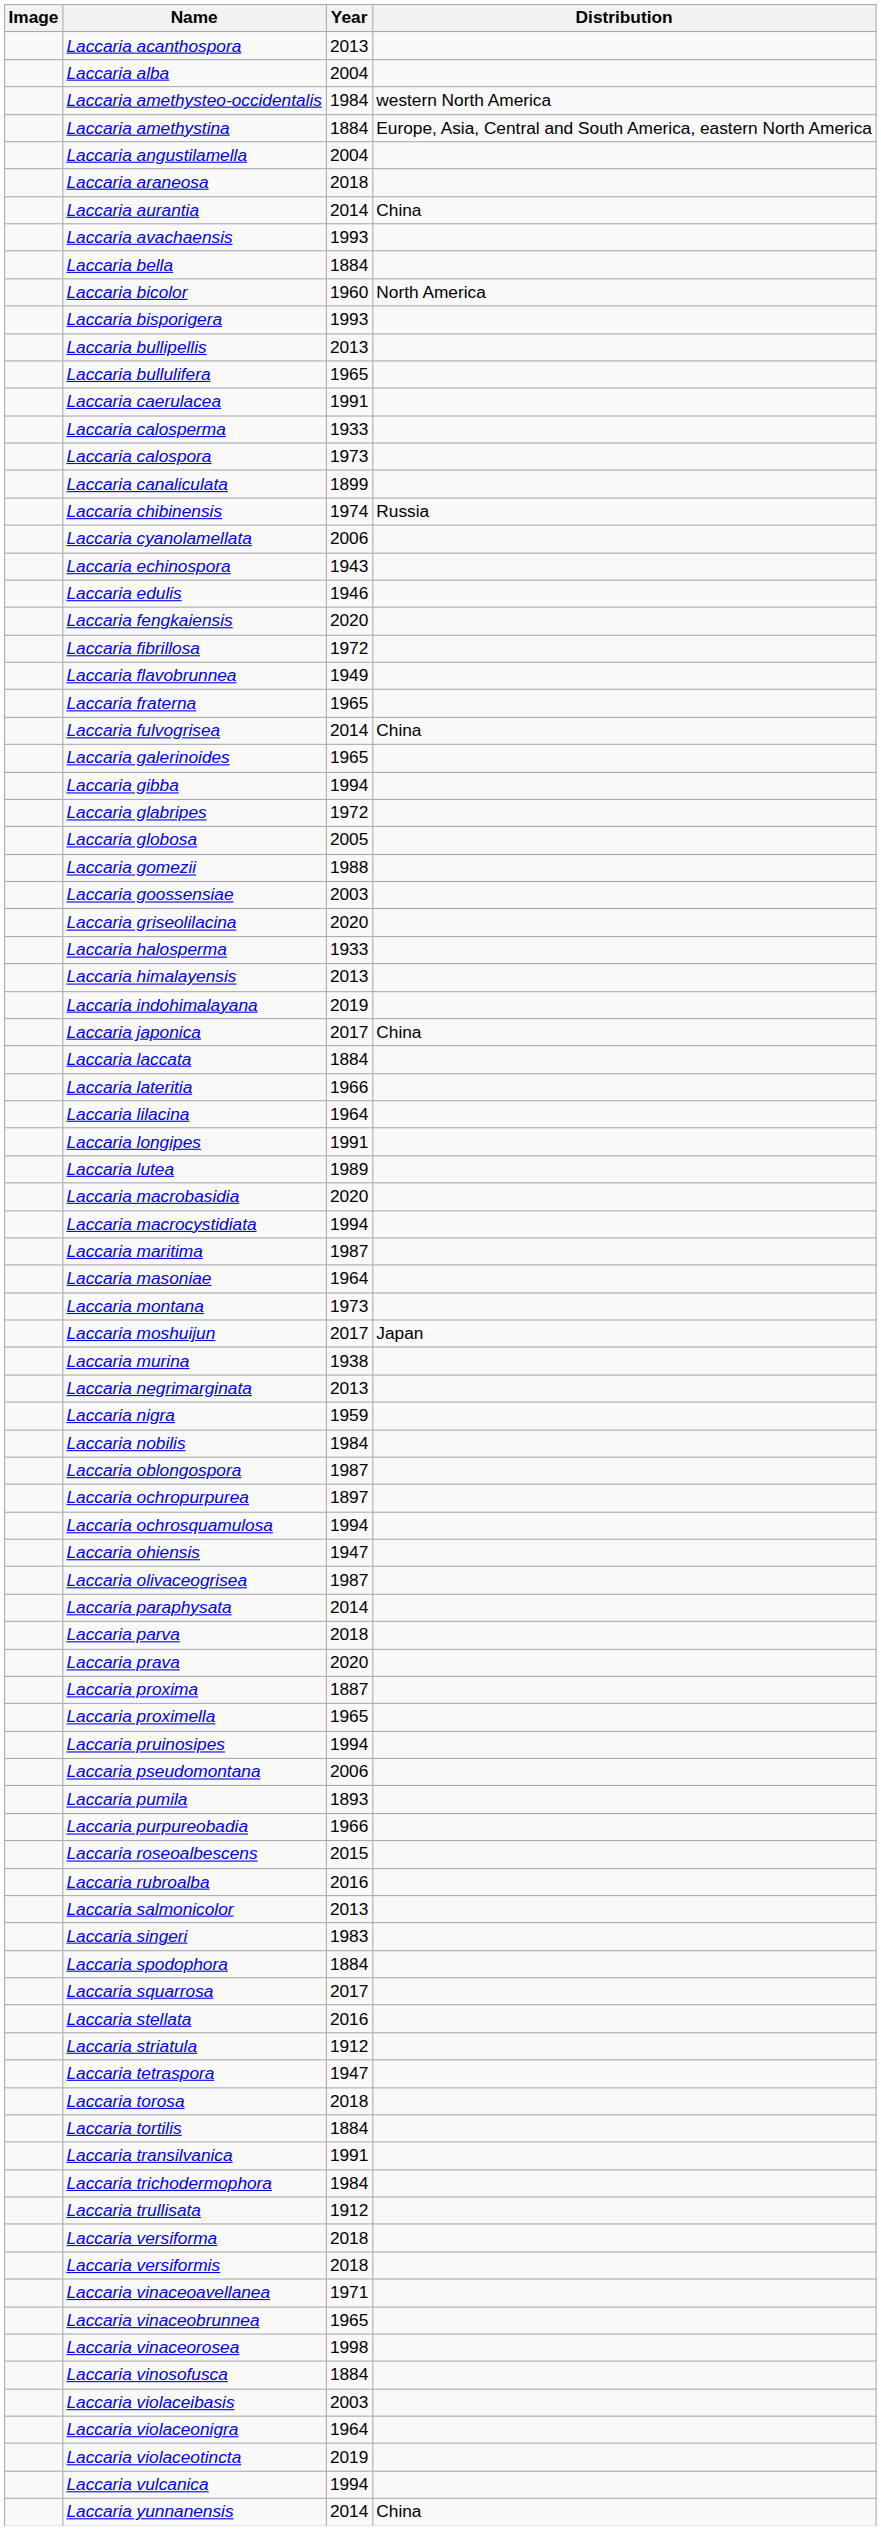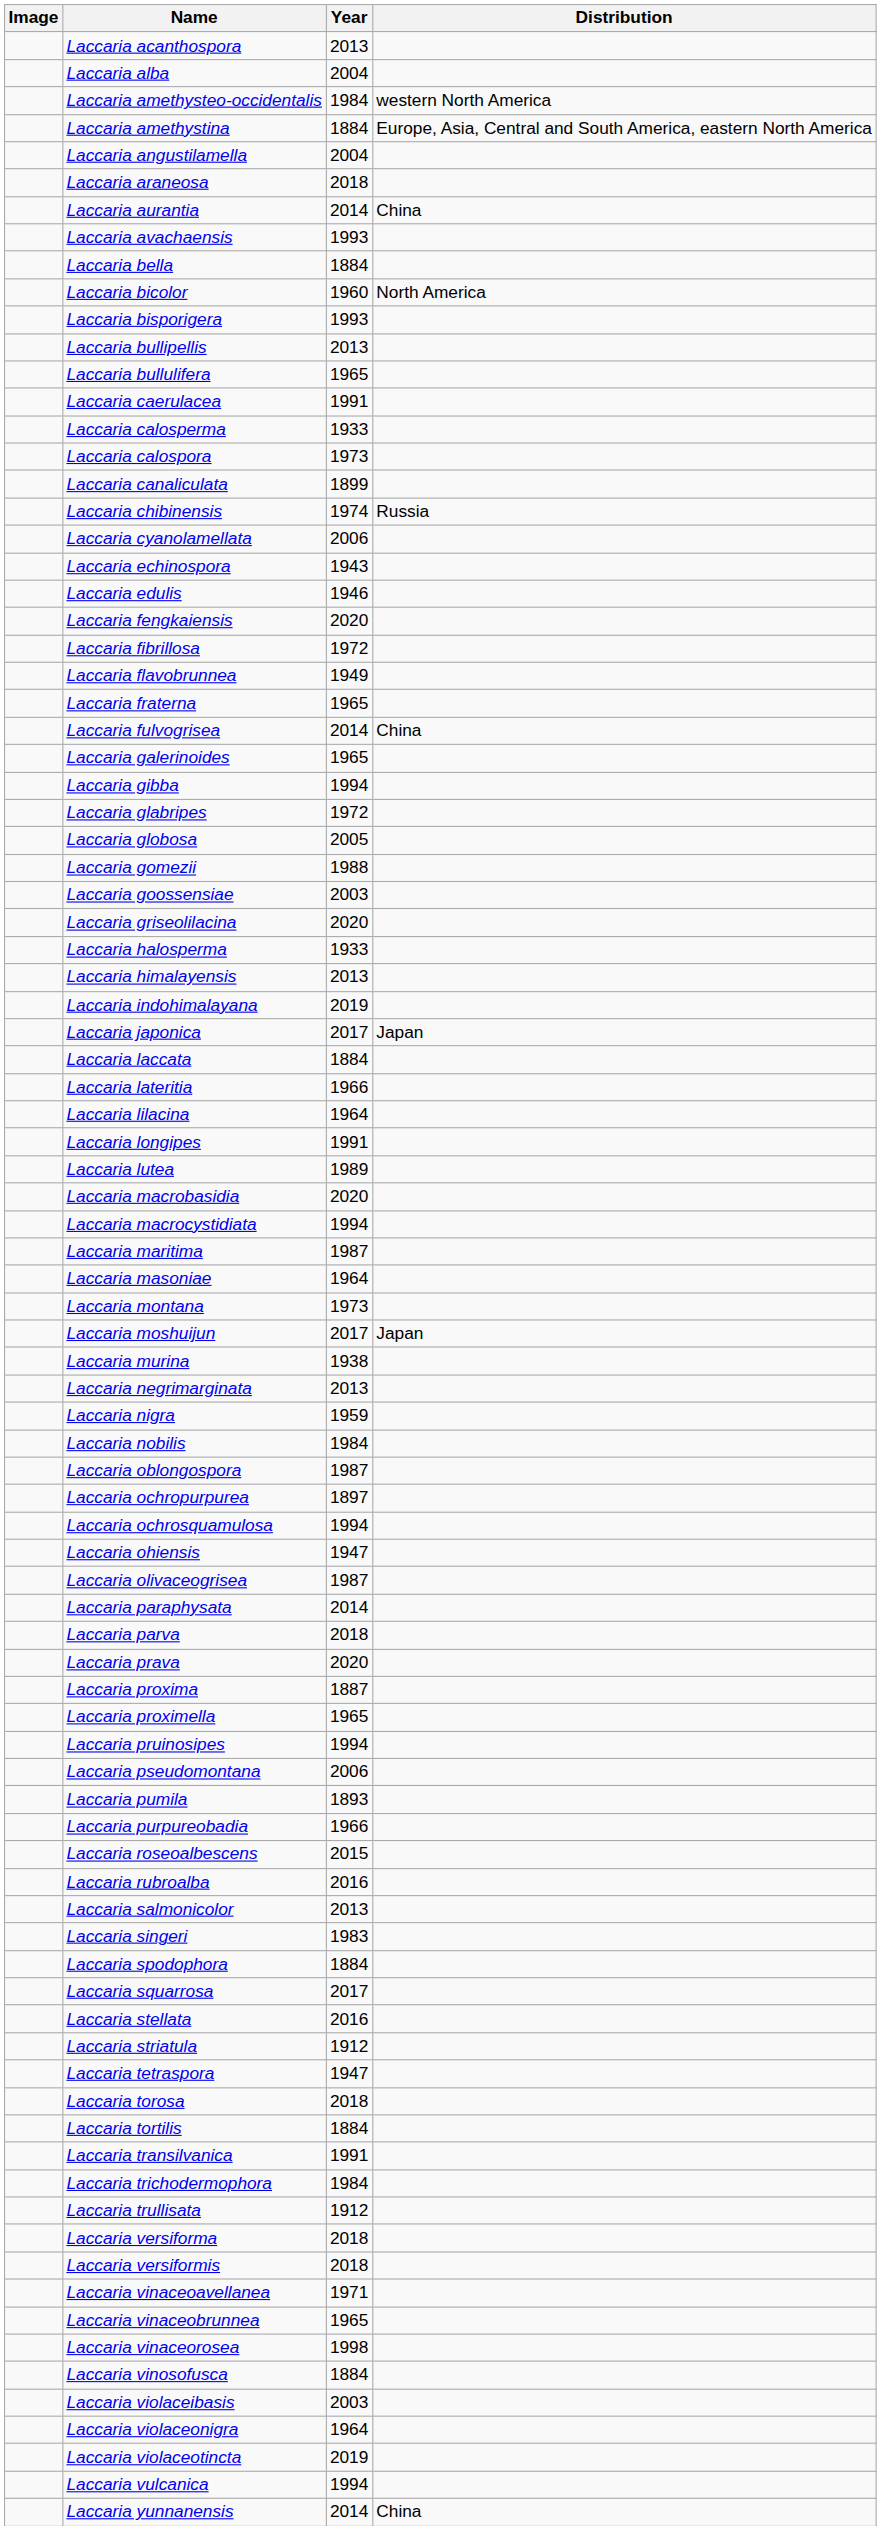(399, 1032) China -> (400, 1032) Japan
